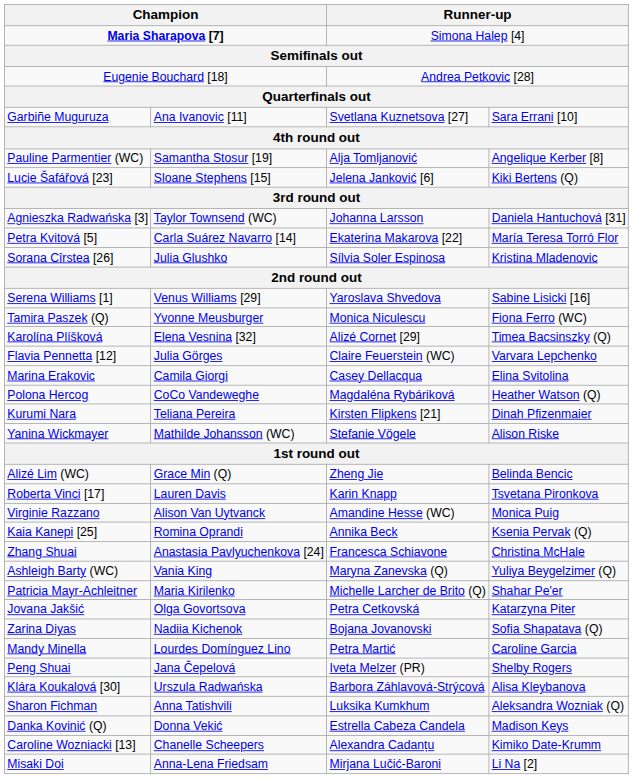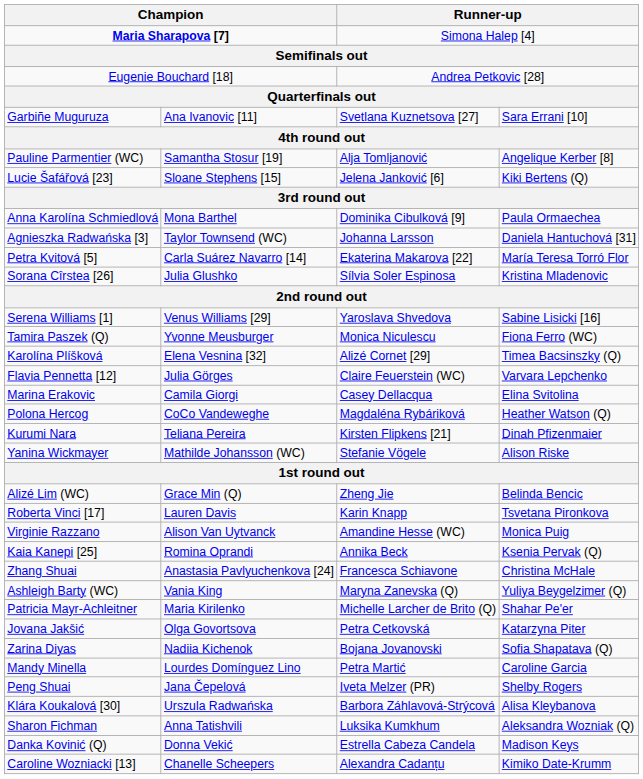+ row: (83, 219)
- row: (36, 765)
